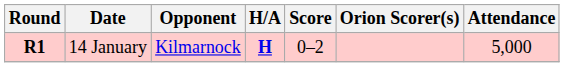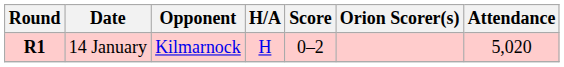(265, 47) bold -> (265, 47) normal
(512, 47) 5,000 -> (512, 47) 5,020
